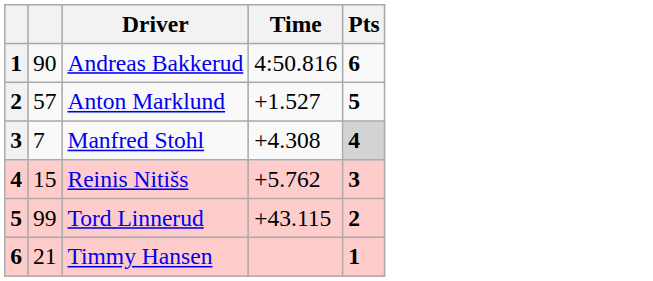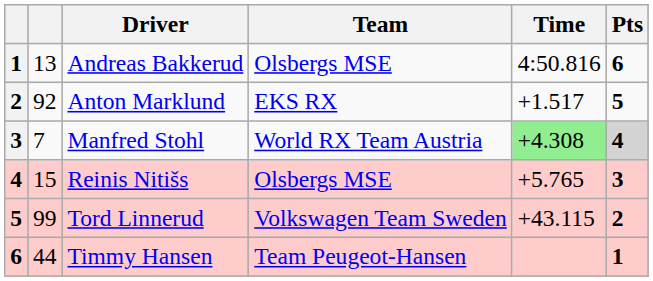+ column: (380, 24)
(45, 62) 90 -> (45, 62) 13
(45, 101) 57 -> (45, 101) 92
(287, 101) +1.527 -> (551, 101) +1.517
(287, 140) no background -> (551, 140) lightgreen background
(287, 179) +5.762 -> (551, 179) +5.765
(45, 257) 21 -> (45, 257) 44
